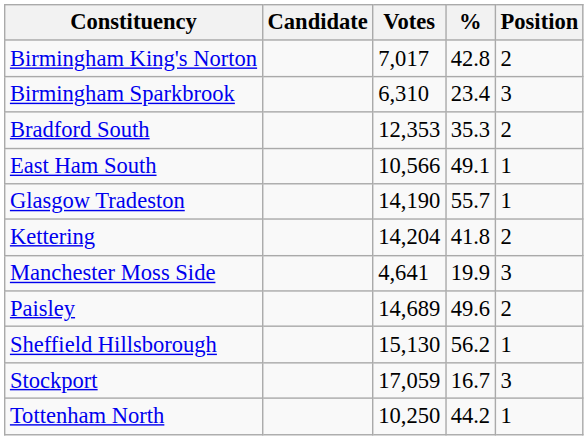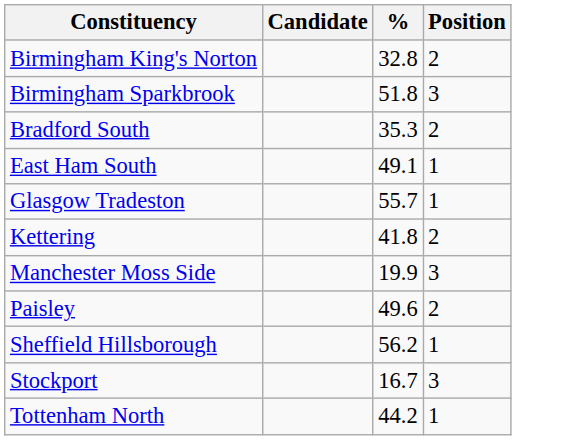- column: (409, 22)
(470, 58) 42.8 -> (398, 58) 32.8
(470, 93) 23.4 -> (398, 93) 51.8
